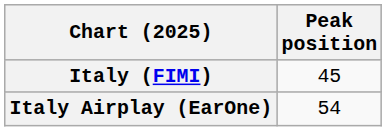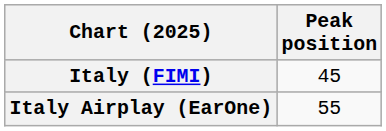(329, 109) 54 -> (329, 109) 55
